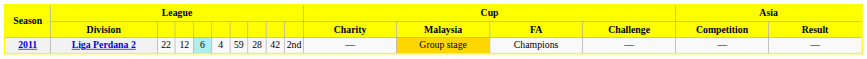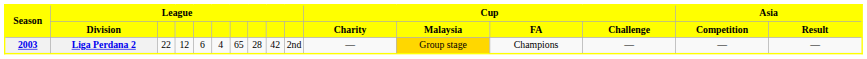(28, 45) 2011 -> (28, 45) 2003
(202, 45) paleturquoise background -> (202, 45) no background
(239, 45) 59 -> (239, 45) 65
